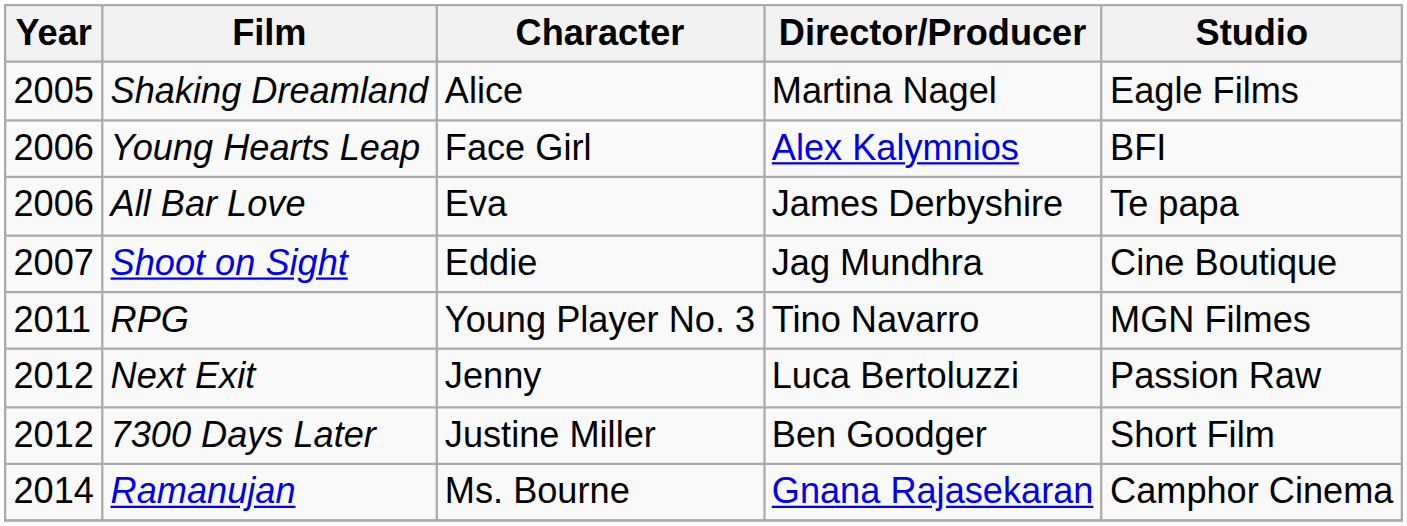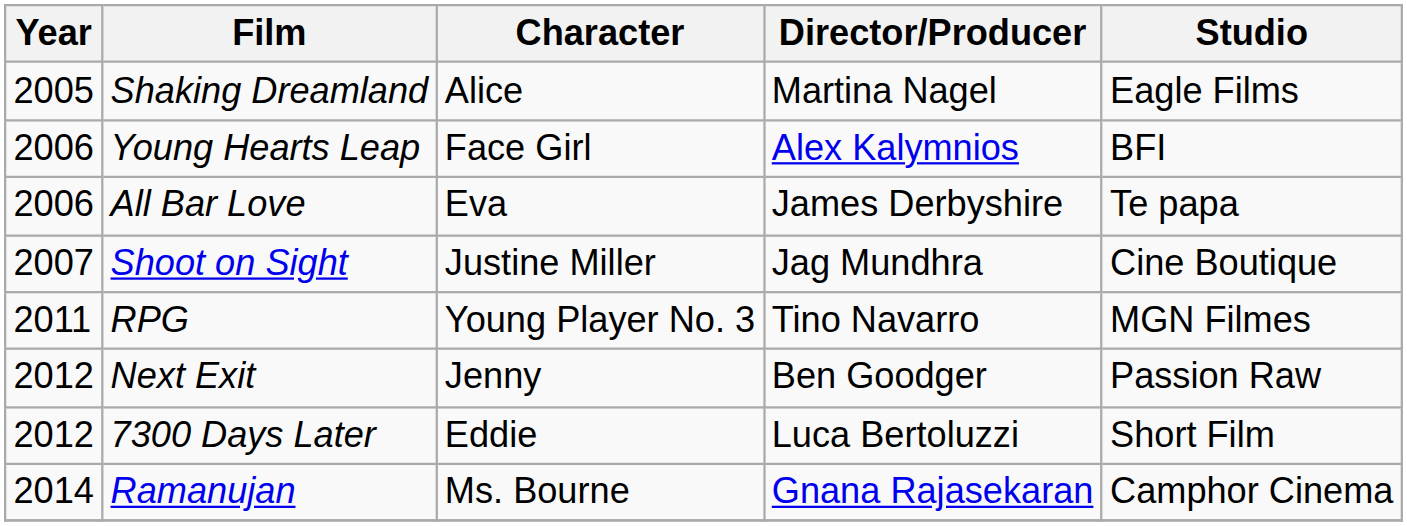(491, 262) Eddie -> (550, 262) Justine Miller
(895, 377) Luca Bertoluzzi -> (879, 377) Ben Goodger
(550, 434) Justine Miller -> (491, 434) Eddie
(879, 434) Ben Goodger -> (895, 434) Luca Bertoluzzi
